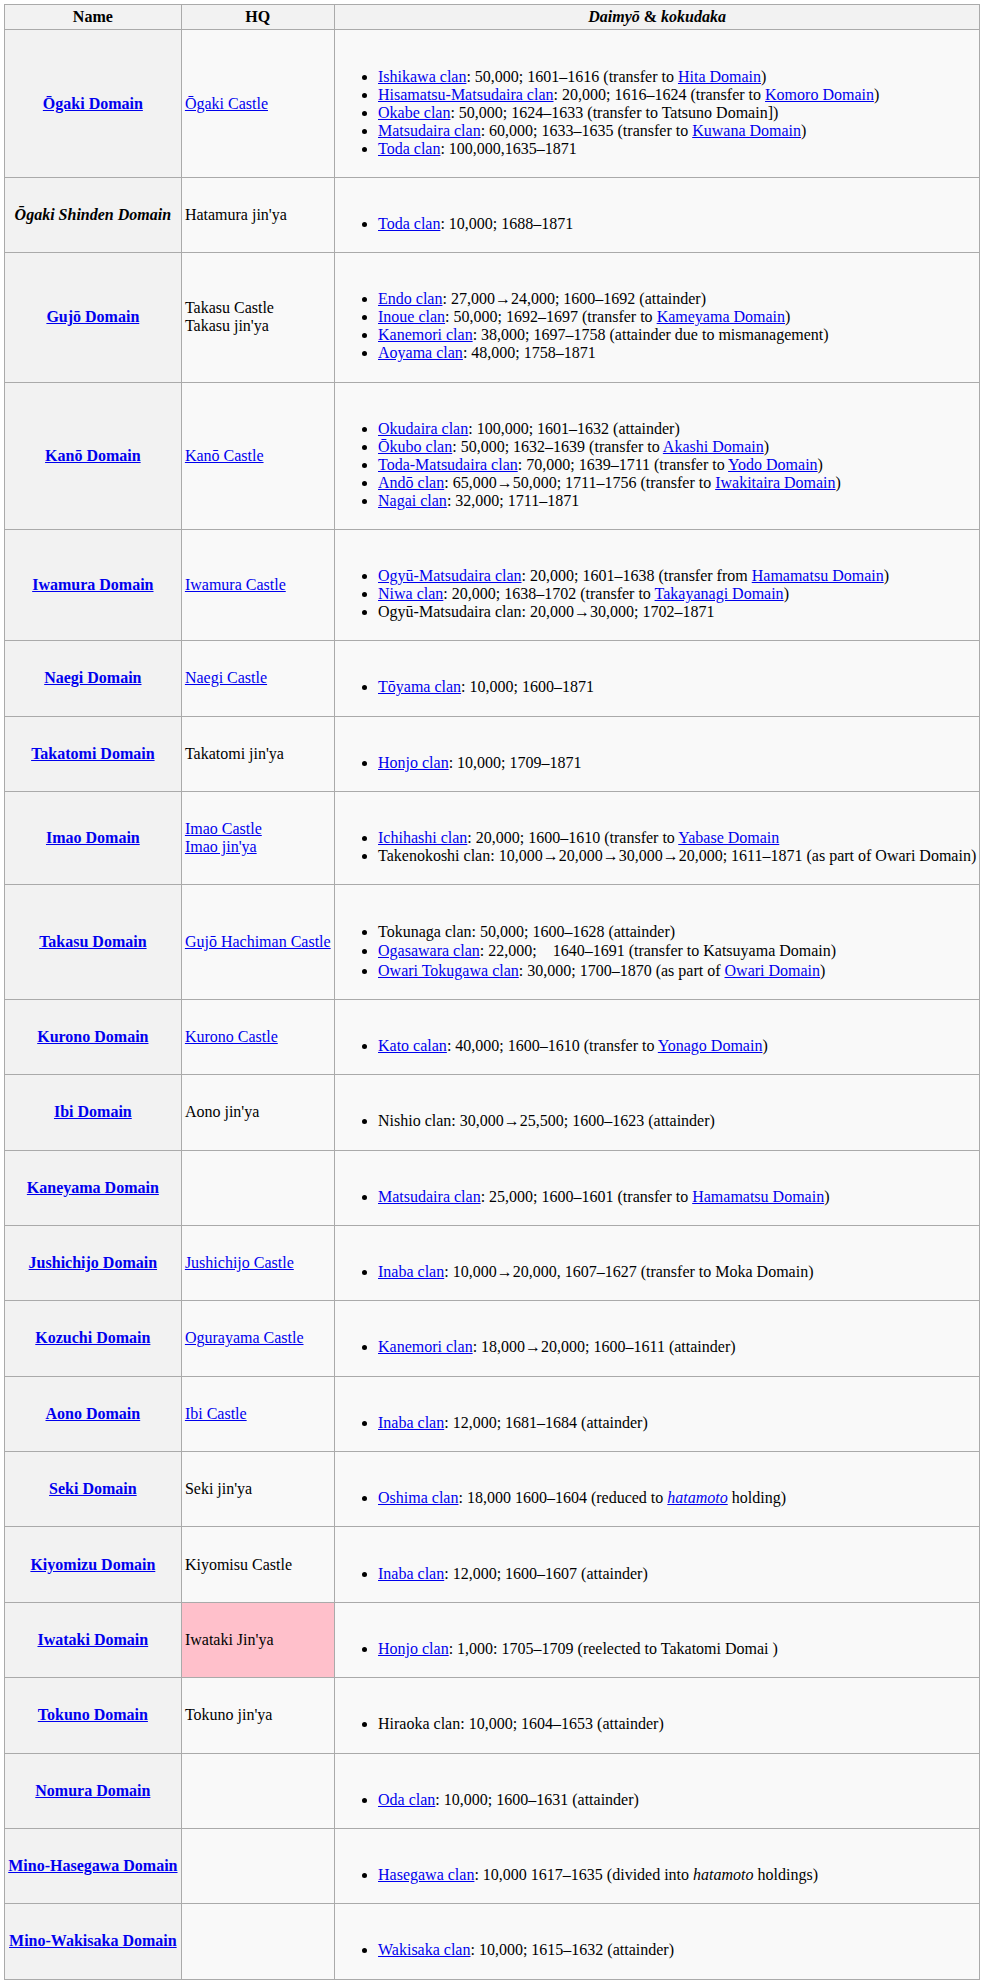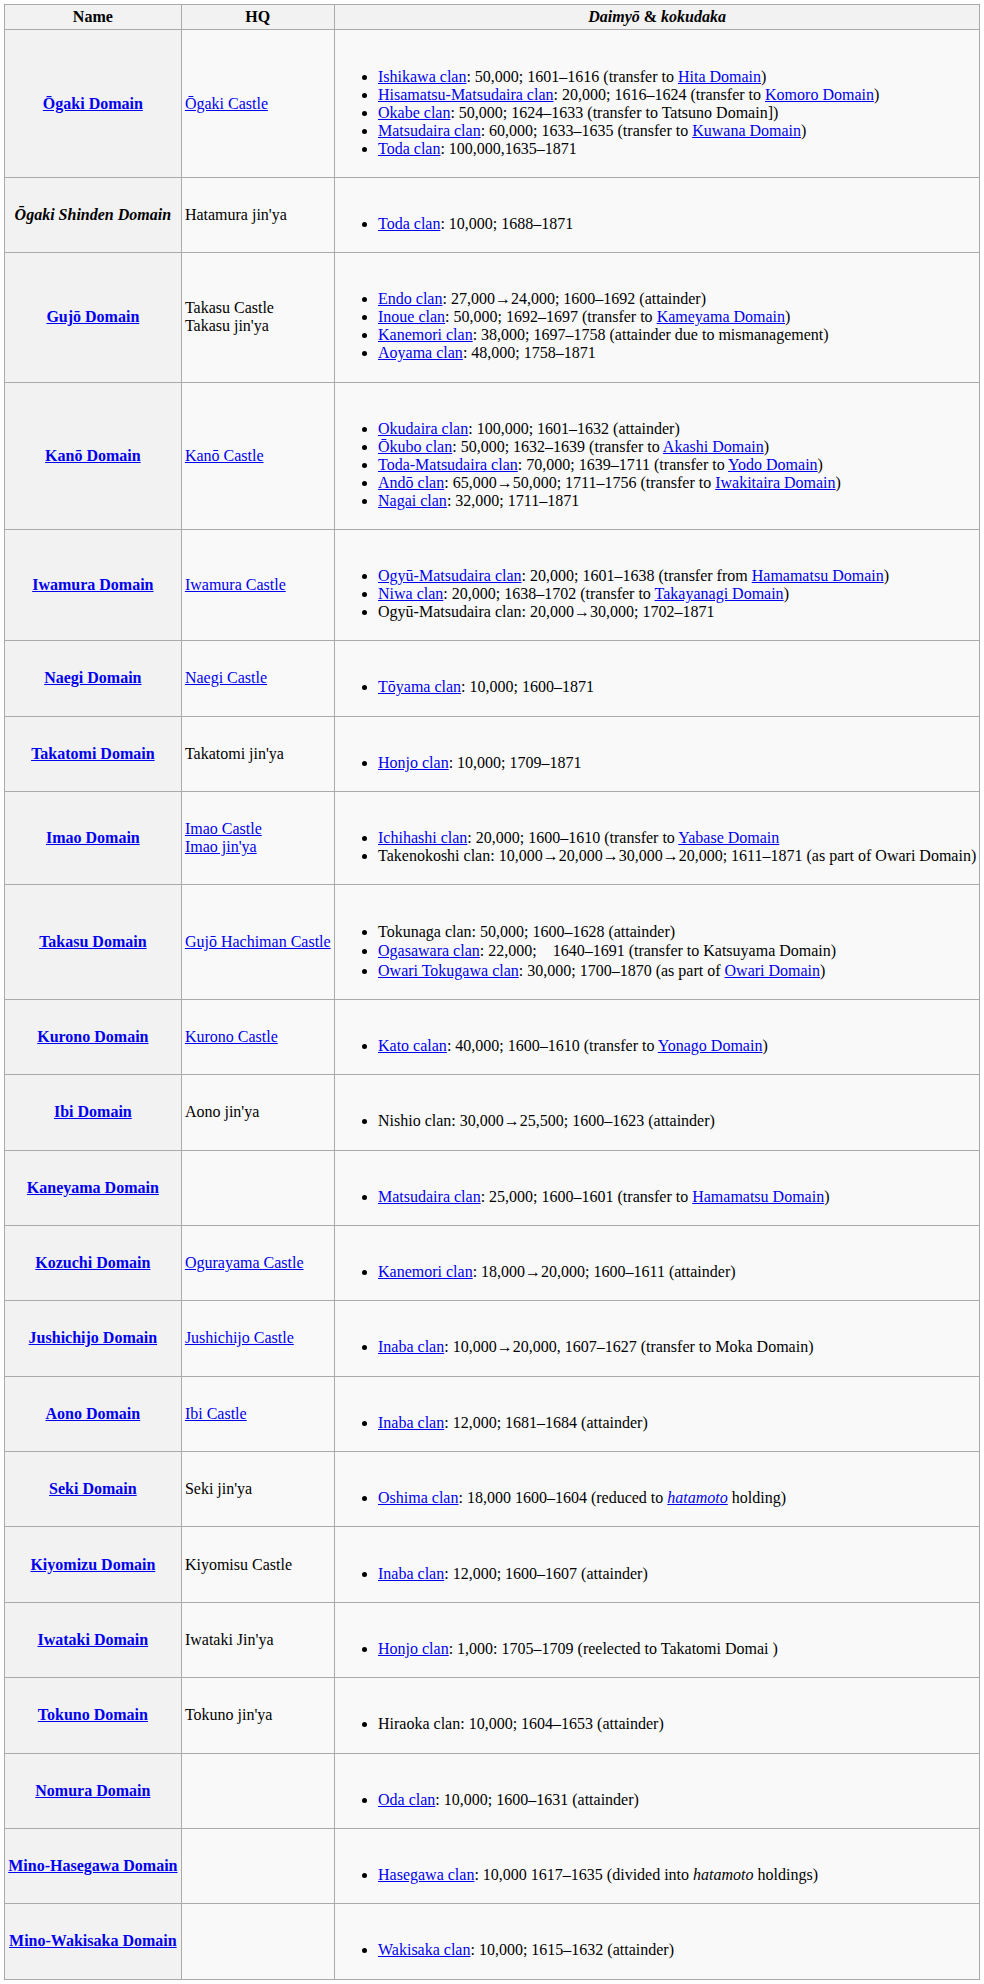rows swapped: (93, 1338) <-> (93, 1263)
(229, 1639) pink background -> (229, 1639) no background
